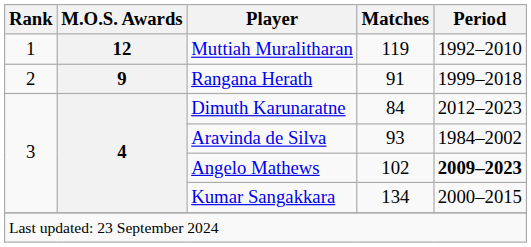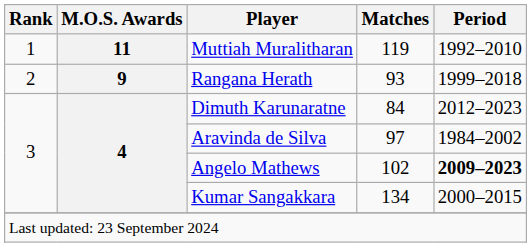(122, 49) 12 -> (122, 49) 11
(395, 78) 91 -> (395, 78) 93
(395, 138) 93 -> (395, 138) 97
